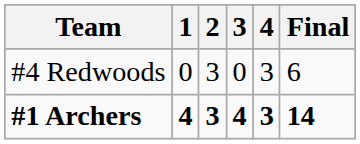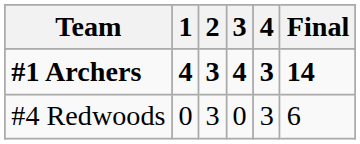rows swapped: (76, 116) <-> (88, 71)
